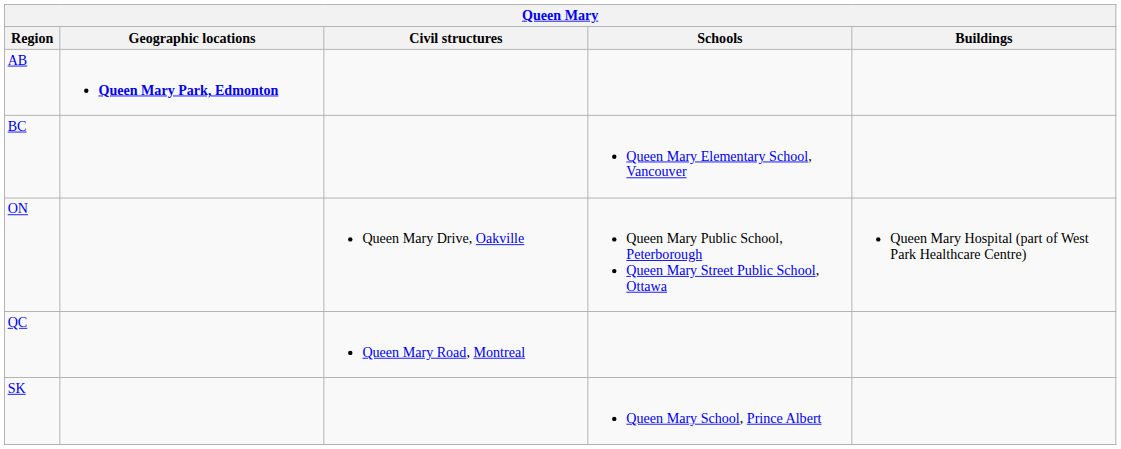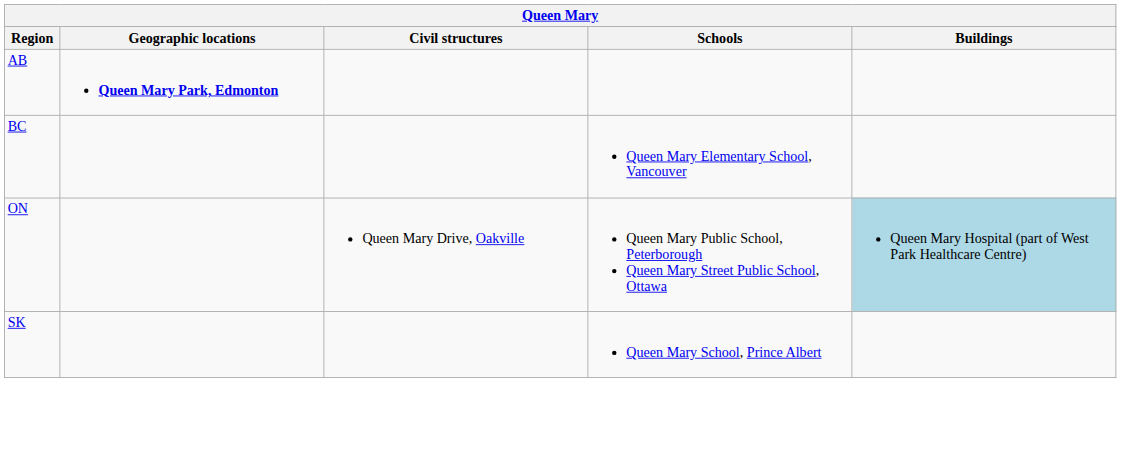(984, 247) no background -> (984, 247) lightblue background
- row: (17, 322)
